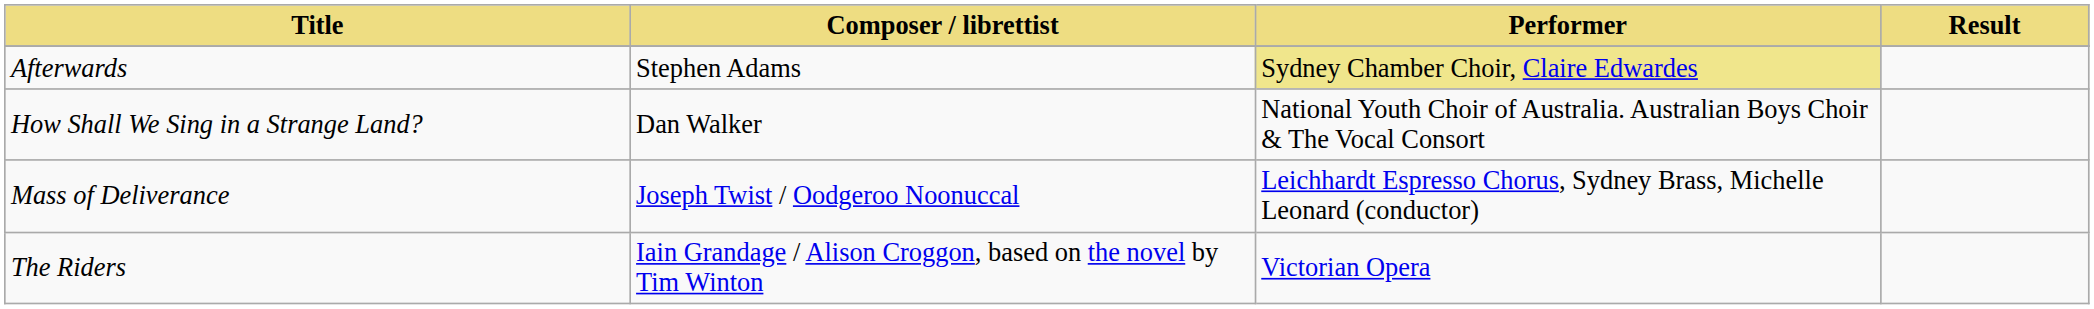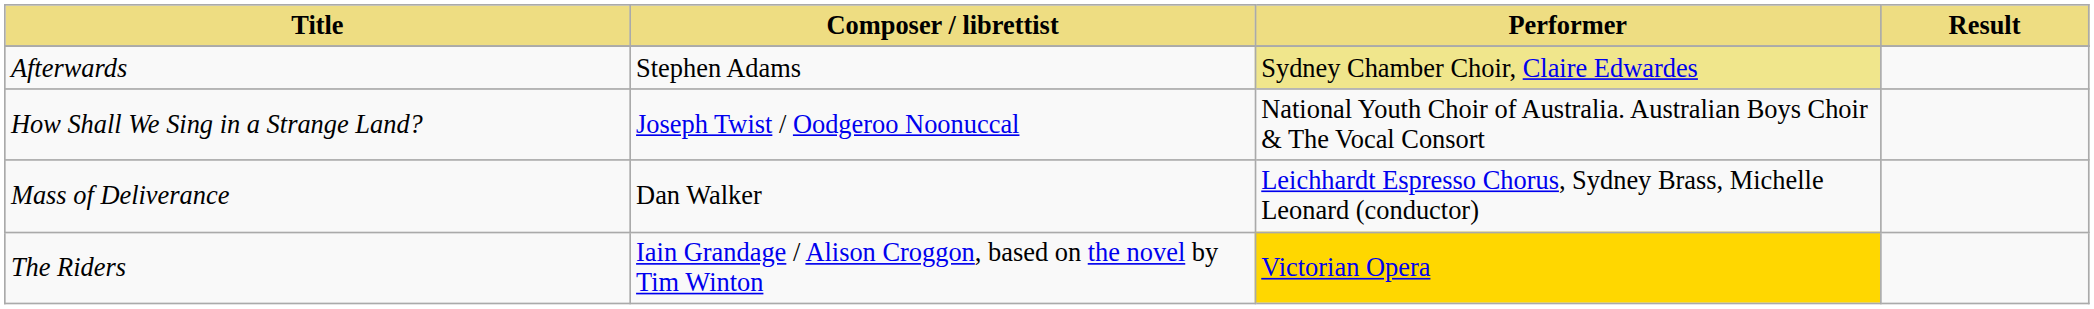(699, 124) Dan Walker -> (828, 124) Joseph Twist / Oodgeroo Noonuccal
(828, 195) Joseph Twist / Oodgeroo Noonuccal -> (699, 195) Dan Walker
(1346, 267) no background -> (1346, 267) gold background
